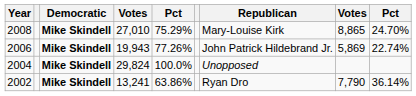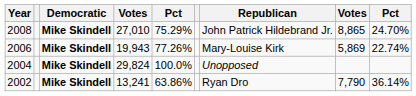(243, 30) Mary-Louise Kirk -> (267, 30) John Patrick Hildebrand Jr.
(267, 48) John Patrick Hildebrand Jr. -> (243, 48) Mary-Louise Kirk
